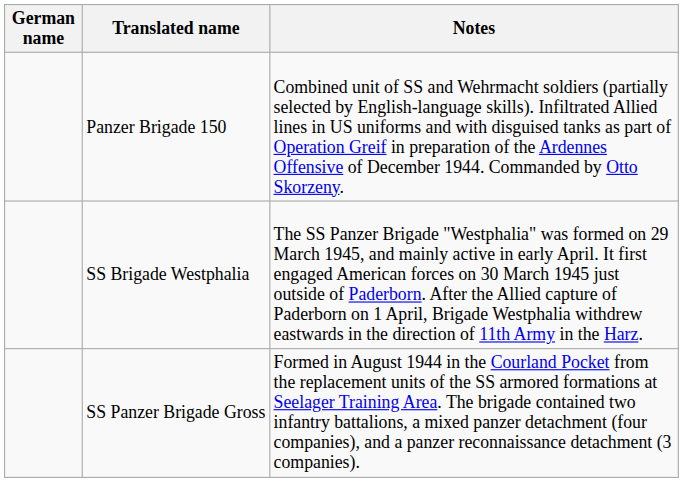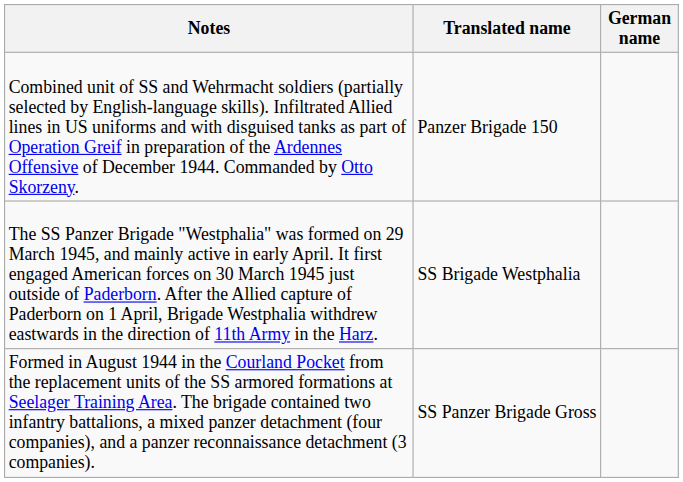columns swapped: (43, 28) <-> (474, 28)
